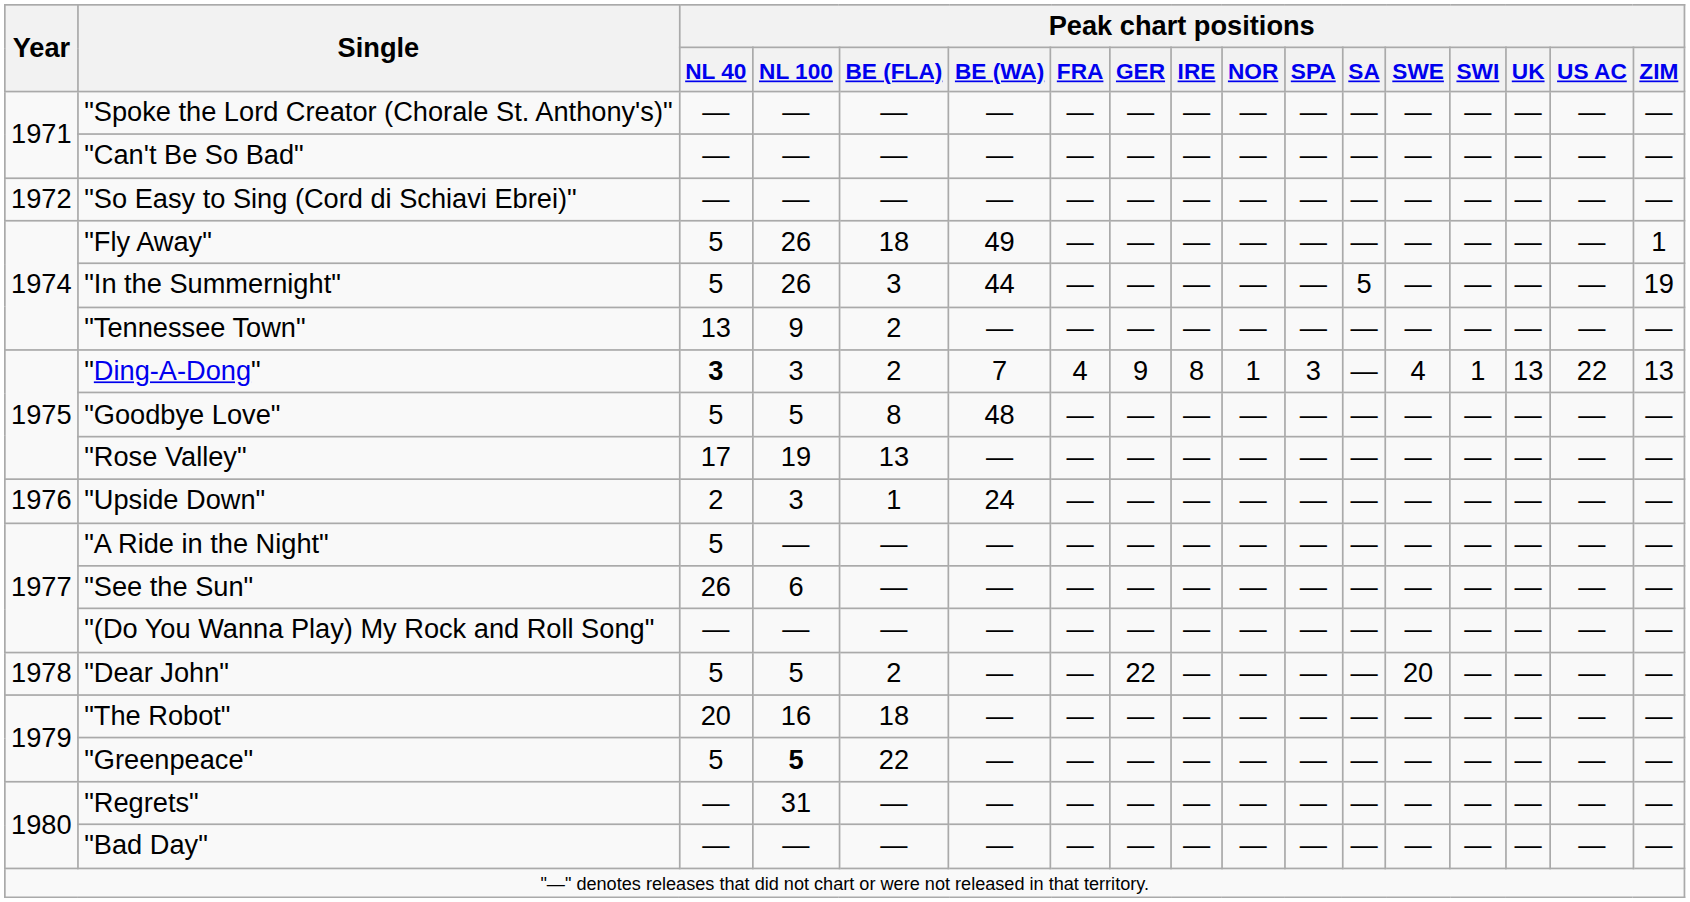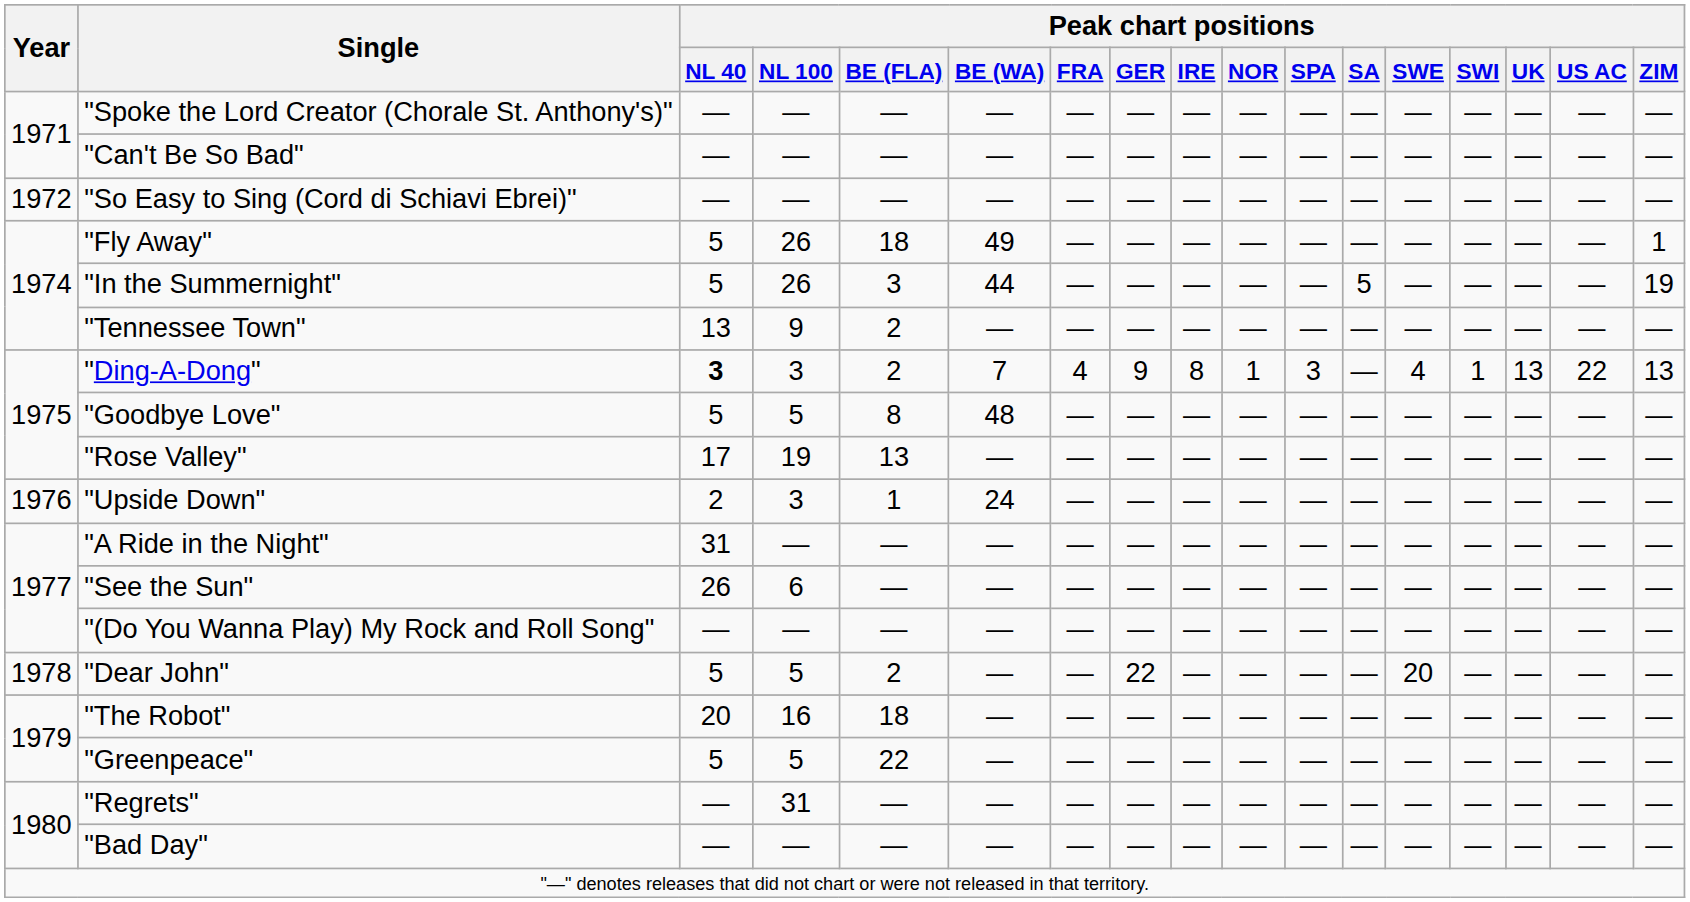(716, 543) 5 -> (716, 543) 31
(796, 759) bold -> (796, 759) normal
